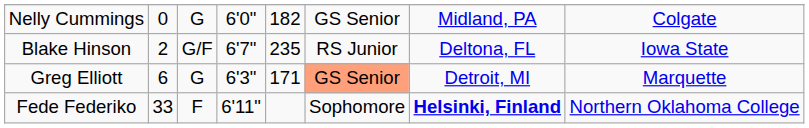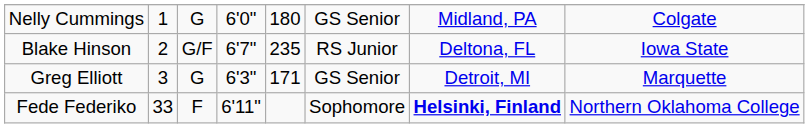(163, 19) 0 -> (163, 19) 1
(285, 19) 182 -> (285, 19) 180
(163, 78) 6 -> (163, 78) 3
(357, 78) lightsalmon background -> (357, 78) no background
